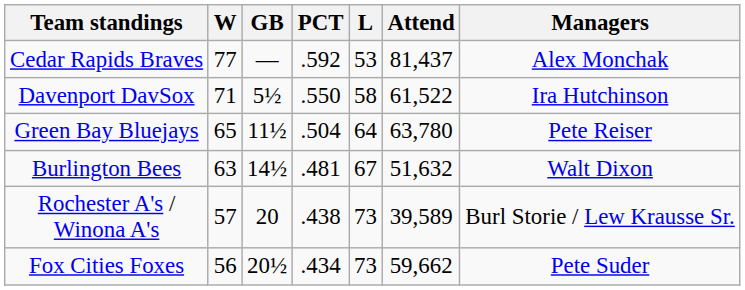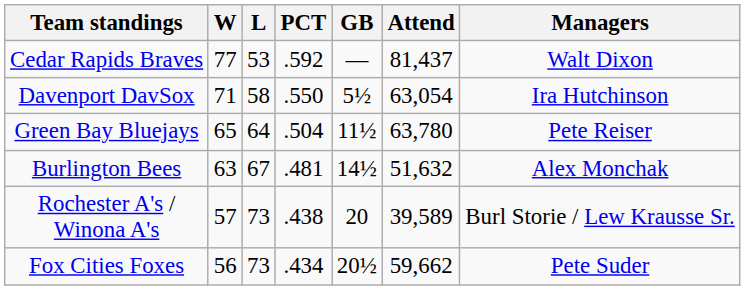columns swapped: (365, 22) <-> (267, 22)
(600, 58) Alex Monchak -> (600, 58) Walt Dixon
(421, 95) 61,522 -> (421, 95) 63,054
(600, 167) Walt Dixon -> (600, 167) Alex Monchak
